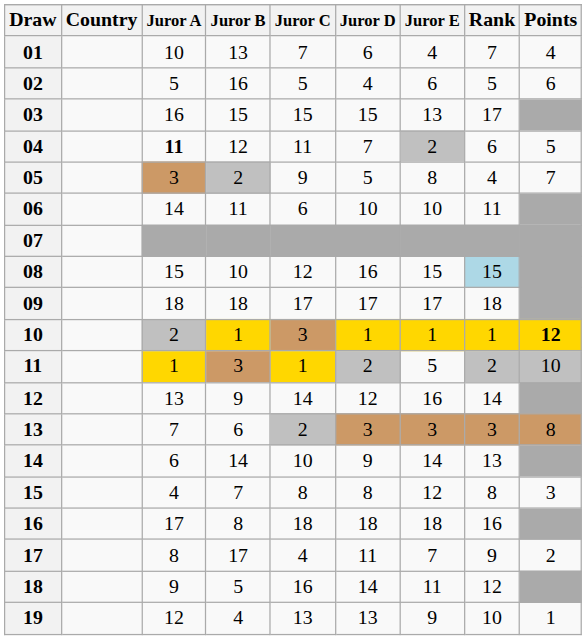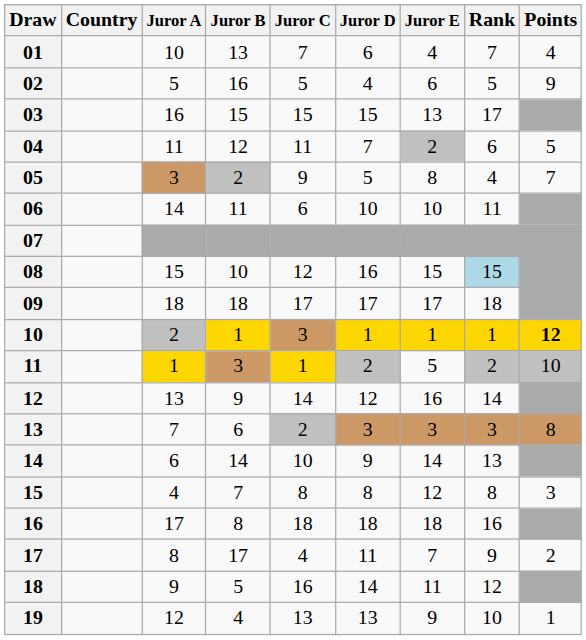(551, 83) 6 -> (551, 83) 9
(174, 146) bold -> (174, 146) normal
